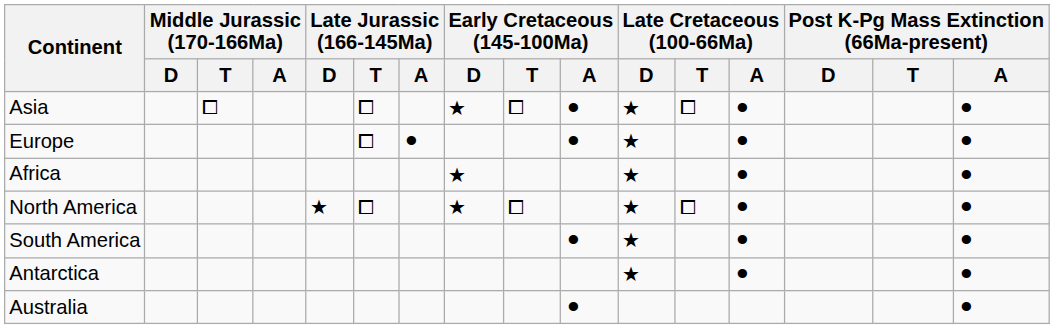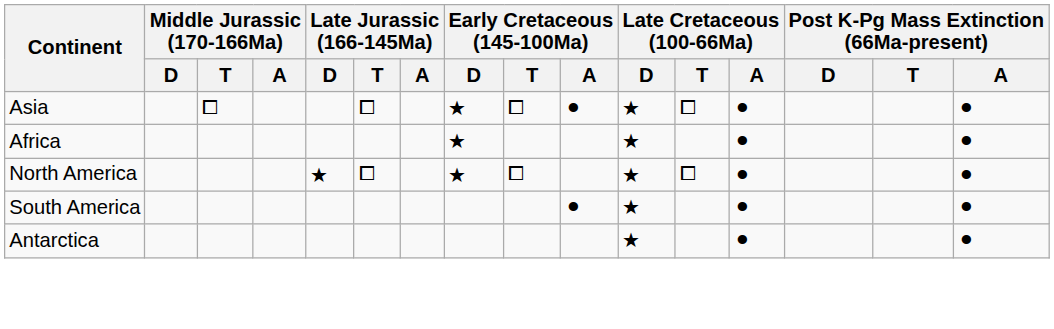- row: (42, 140)
- row: (48, 307)
